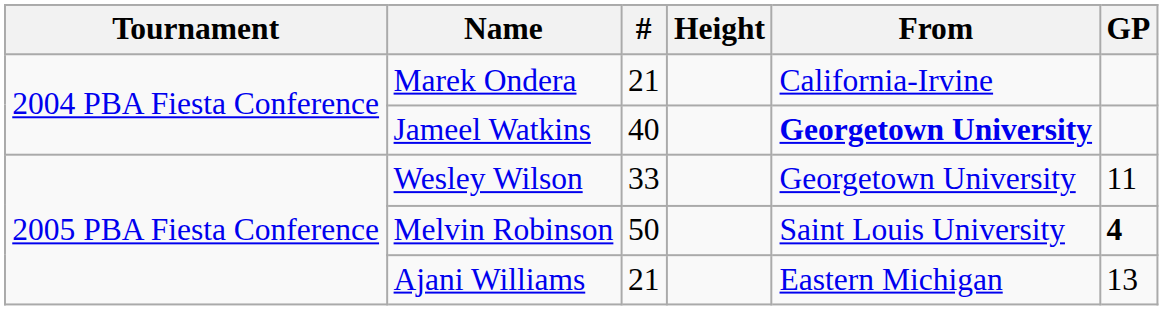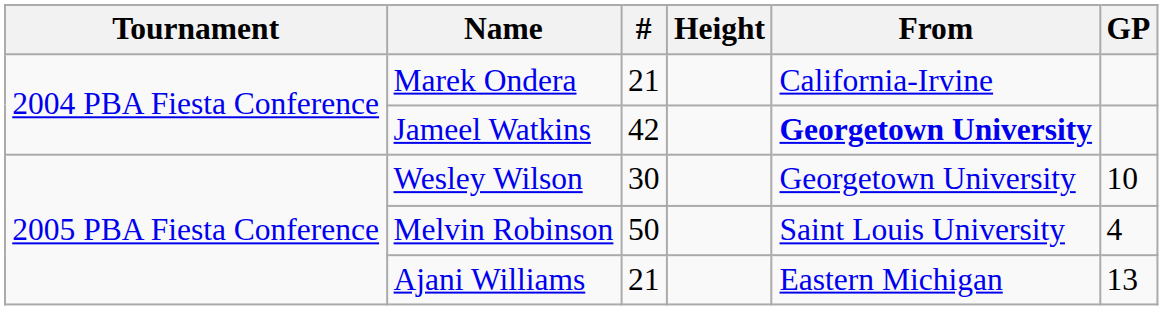(644, 129) 40 -> (644, 129) 42
(644, 179) 33 -> (644, 179) 30
(1122, 179) 11 -> (1122, 179) 10
(1114, 229) bold -> (1114, 229) normal
